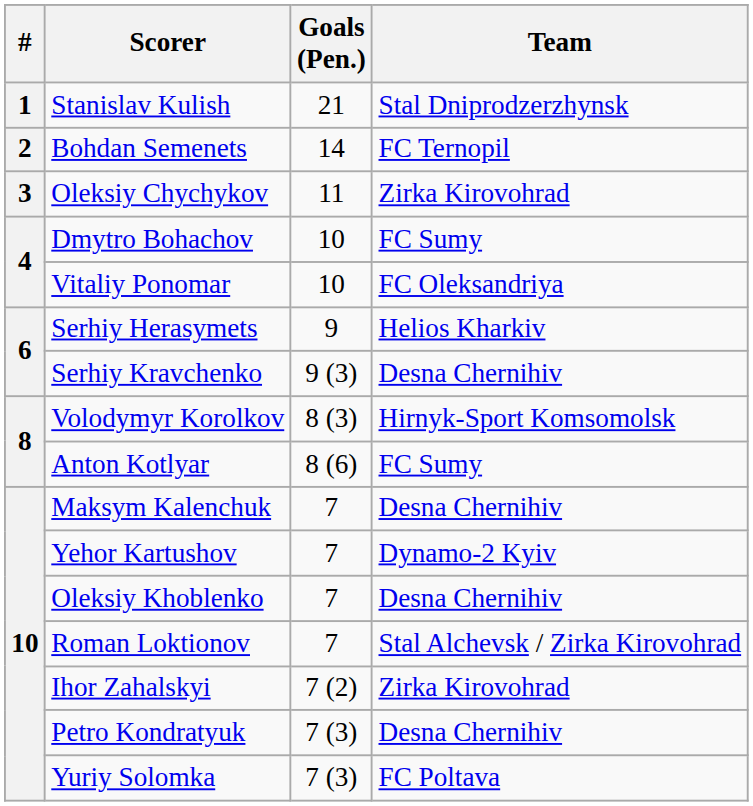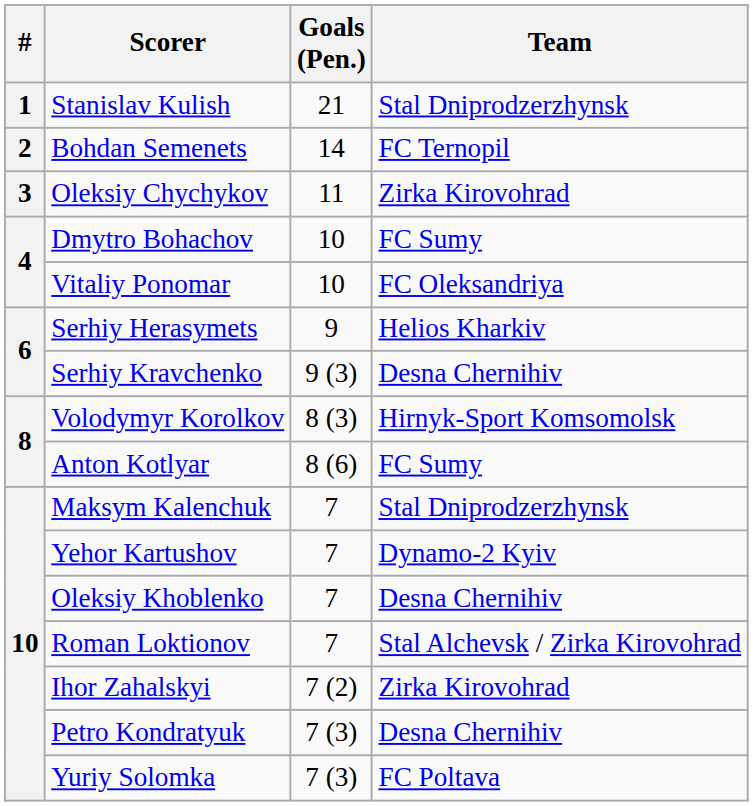(470, 508) Desna Chernihiv -> (504, 508) Stal Dniprodzerzhynsk
